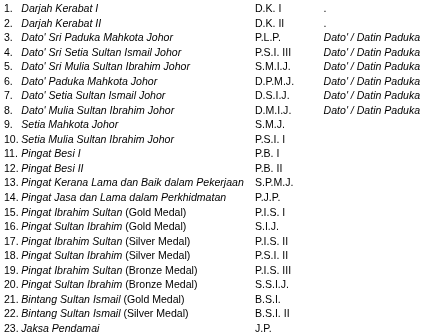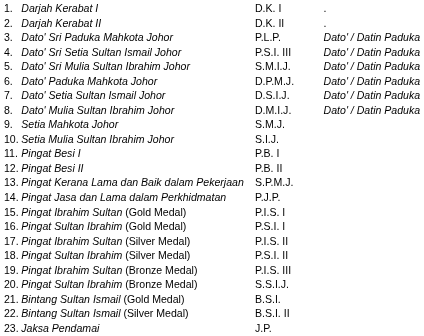(270, 139) P.S.I. I -> (267, 139) S.I.J.
(267, 226) S.I.J. -> (270, 226) P.S.I. I
